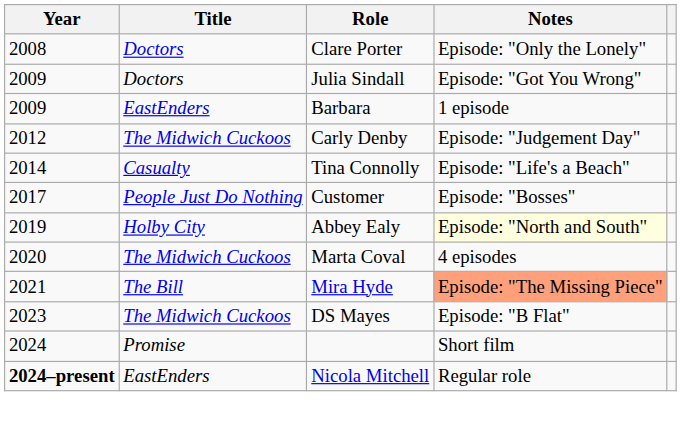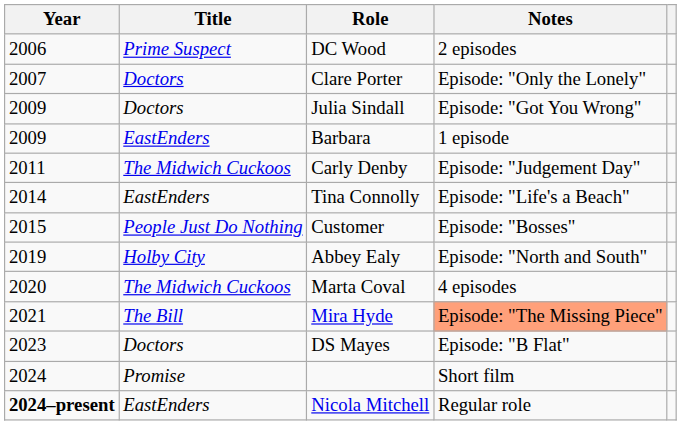+ row: (349, 49)
(28, 49) 2008 -> (28, 78) 2007
(28, 138) 2012 -> (27, 167) 2011
(157, 167) Casualty -> (166, 197) EastEnders
(28, 197) 2017 -> (28, 227) 2015
(543, 227) lightyellow background -> (543, 256) no background
(207, 316) The Midwich Cuckoos -> (153, 345) Doctors
